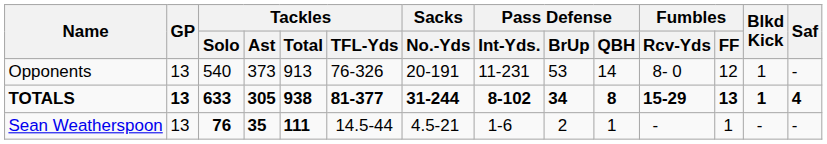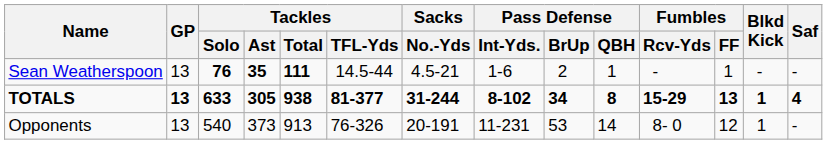rows swapped: (86, 125) <-> (50, 71)
